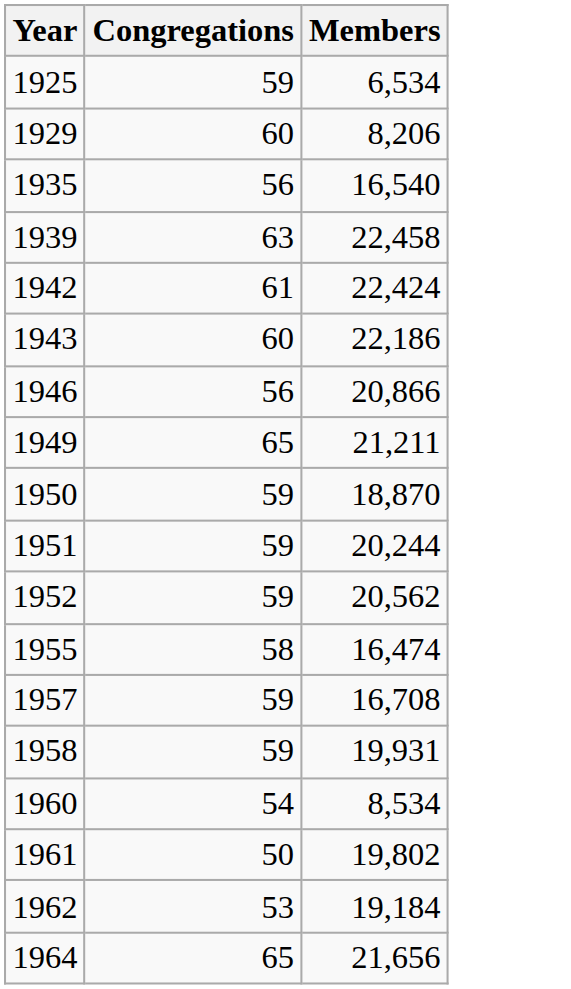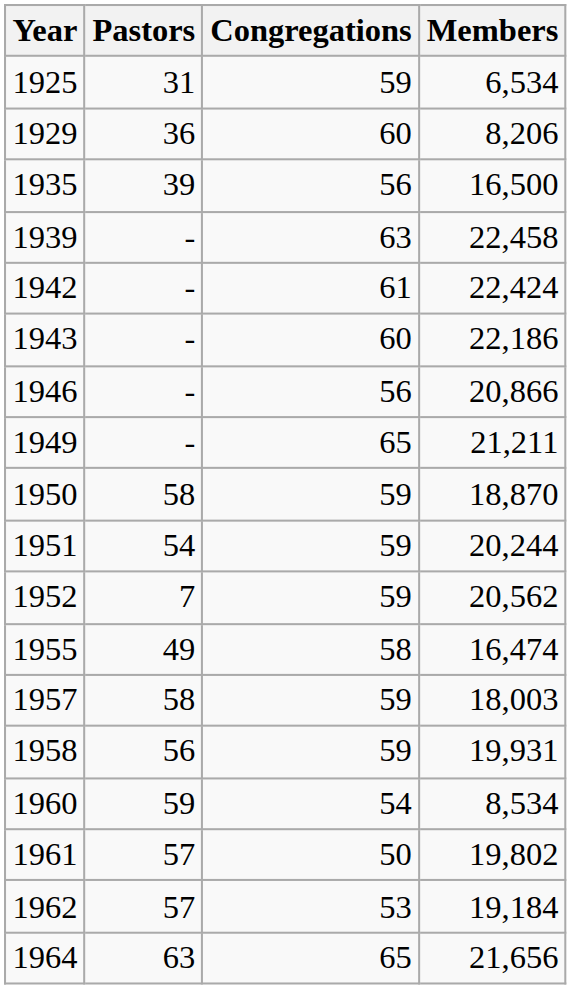+ column: (144, 30)
(396, 184) 16,540 -> (514, 184) 16,500
(396, 699) 16,708 -> (514, 699) 18,003
